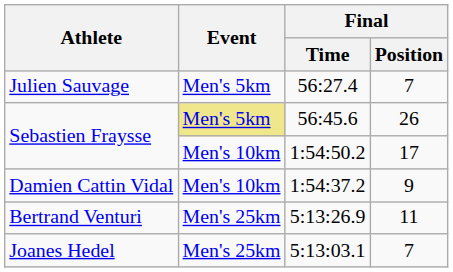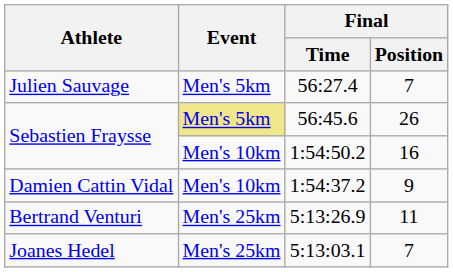(409, 152) 17 -> (409, 152) 16
